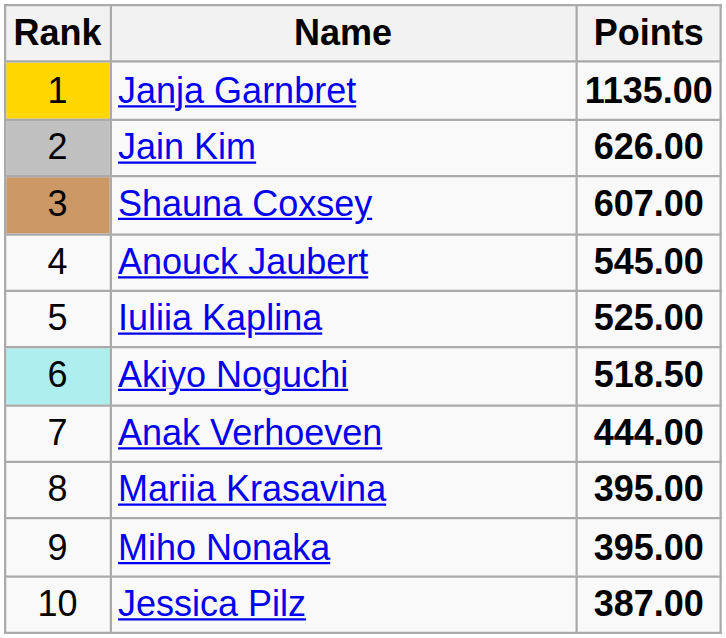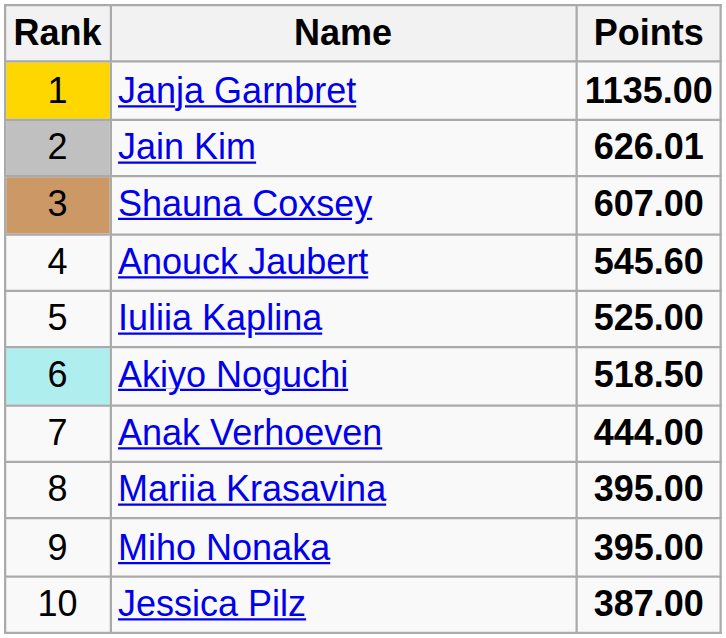(649, 147) 626.00 -> (649, 147) 626.01
(649, 261) 545.00 -> (649, 261) 545.60
